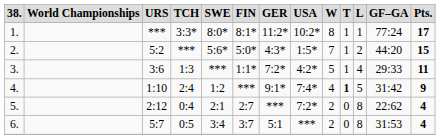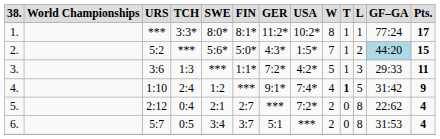(389, 50) no background -> (389, 50) lightblue background
(360, 69) 4 -> (360, 69) 3
